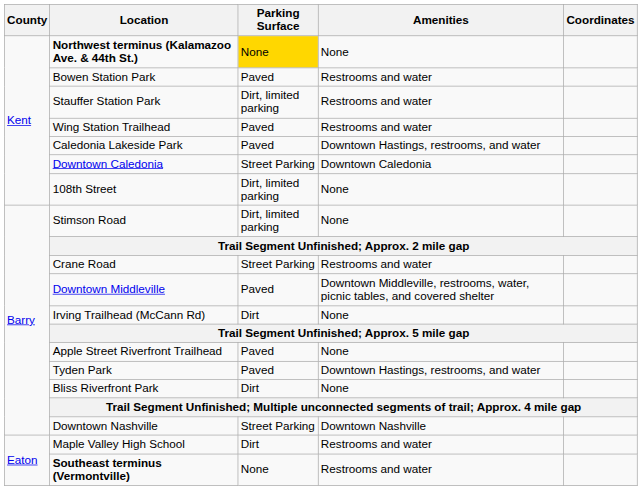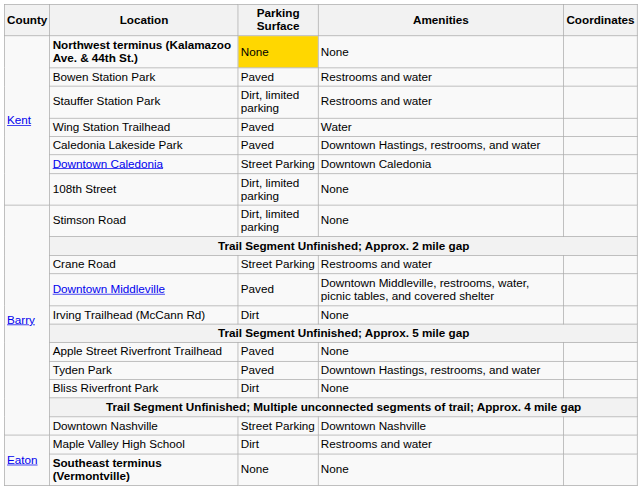(376, 127) Restrooms and water -> (336, 127) Water
(376, 469) Restrooms and water -> (335, 469) None
